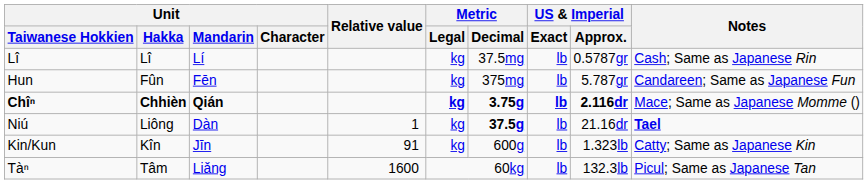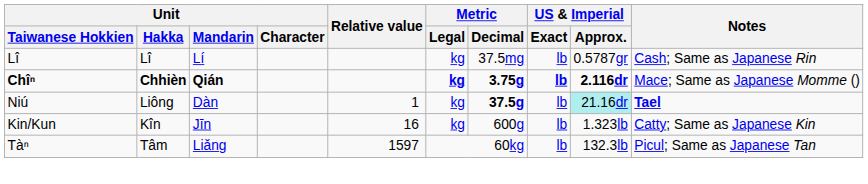- row: (20, 80)
(605, 124) no background -> (605, 102) paleturquoise background
(413, 146) 91 -> (413, 124) 16
(406, 168) 1600 -> (406, 146) 1597
